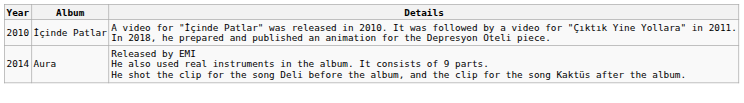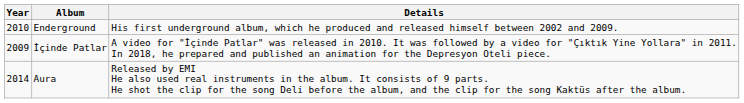+ row: (65, 27)
(18, 33) 2010 -> (18, 48) 2009
